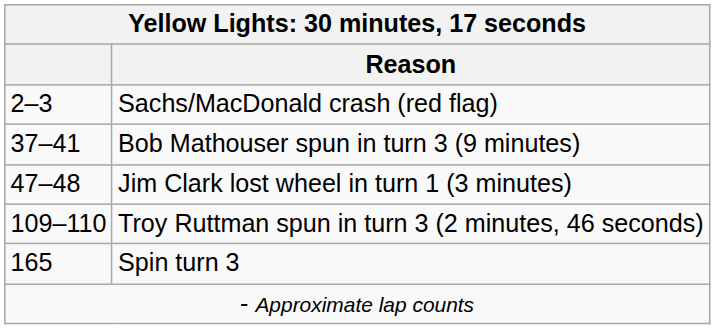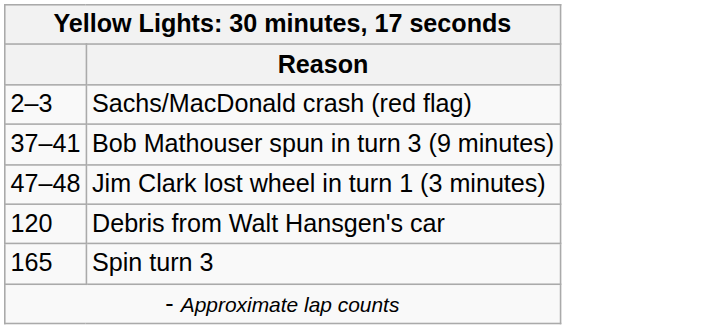- row: (411, 223)
+ row: (268, 223)
